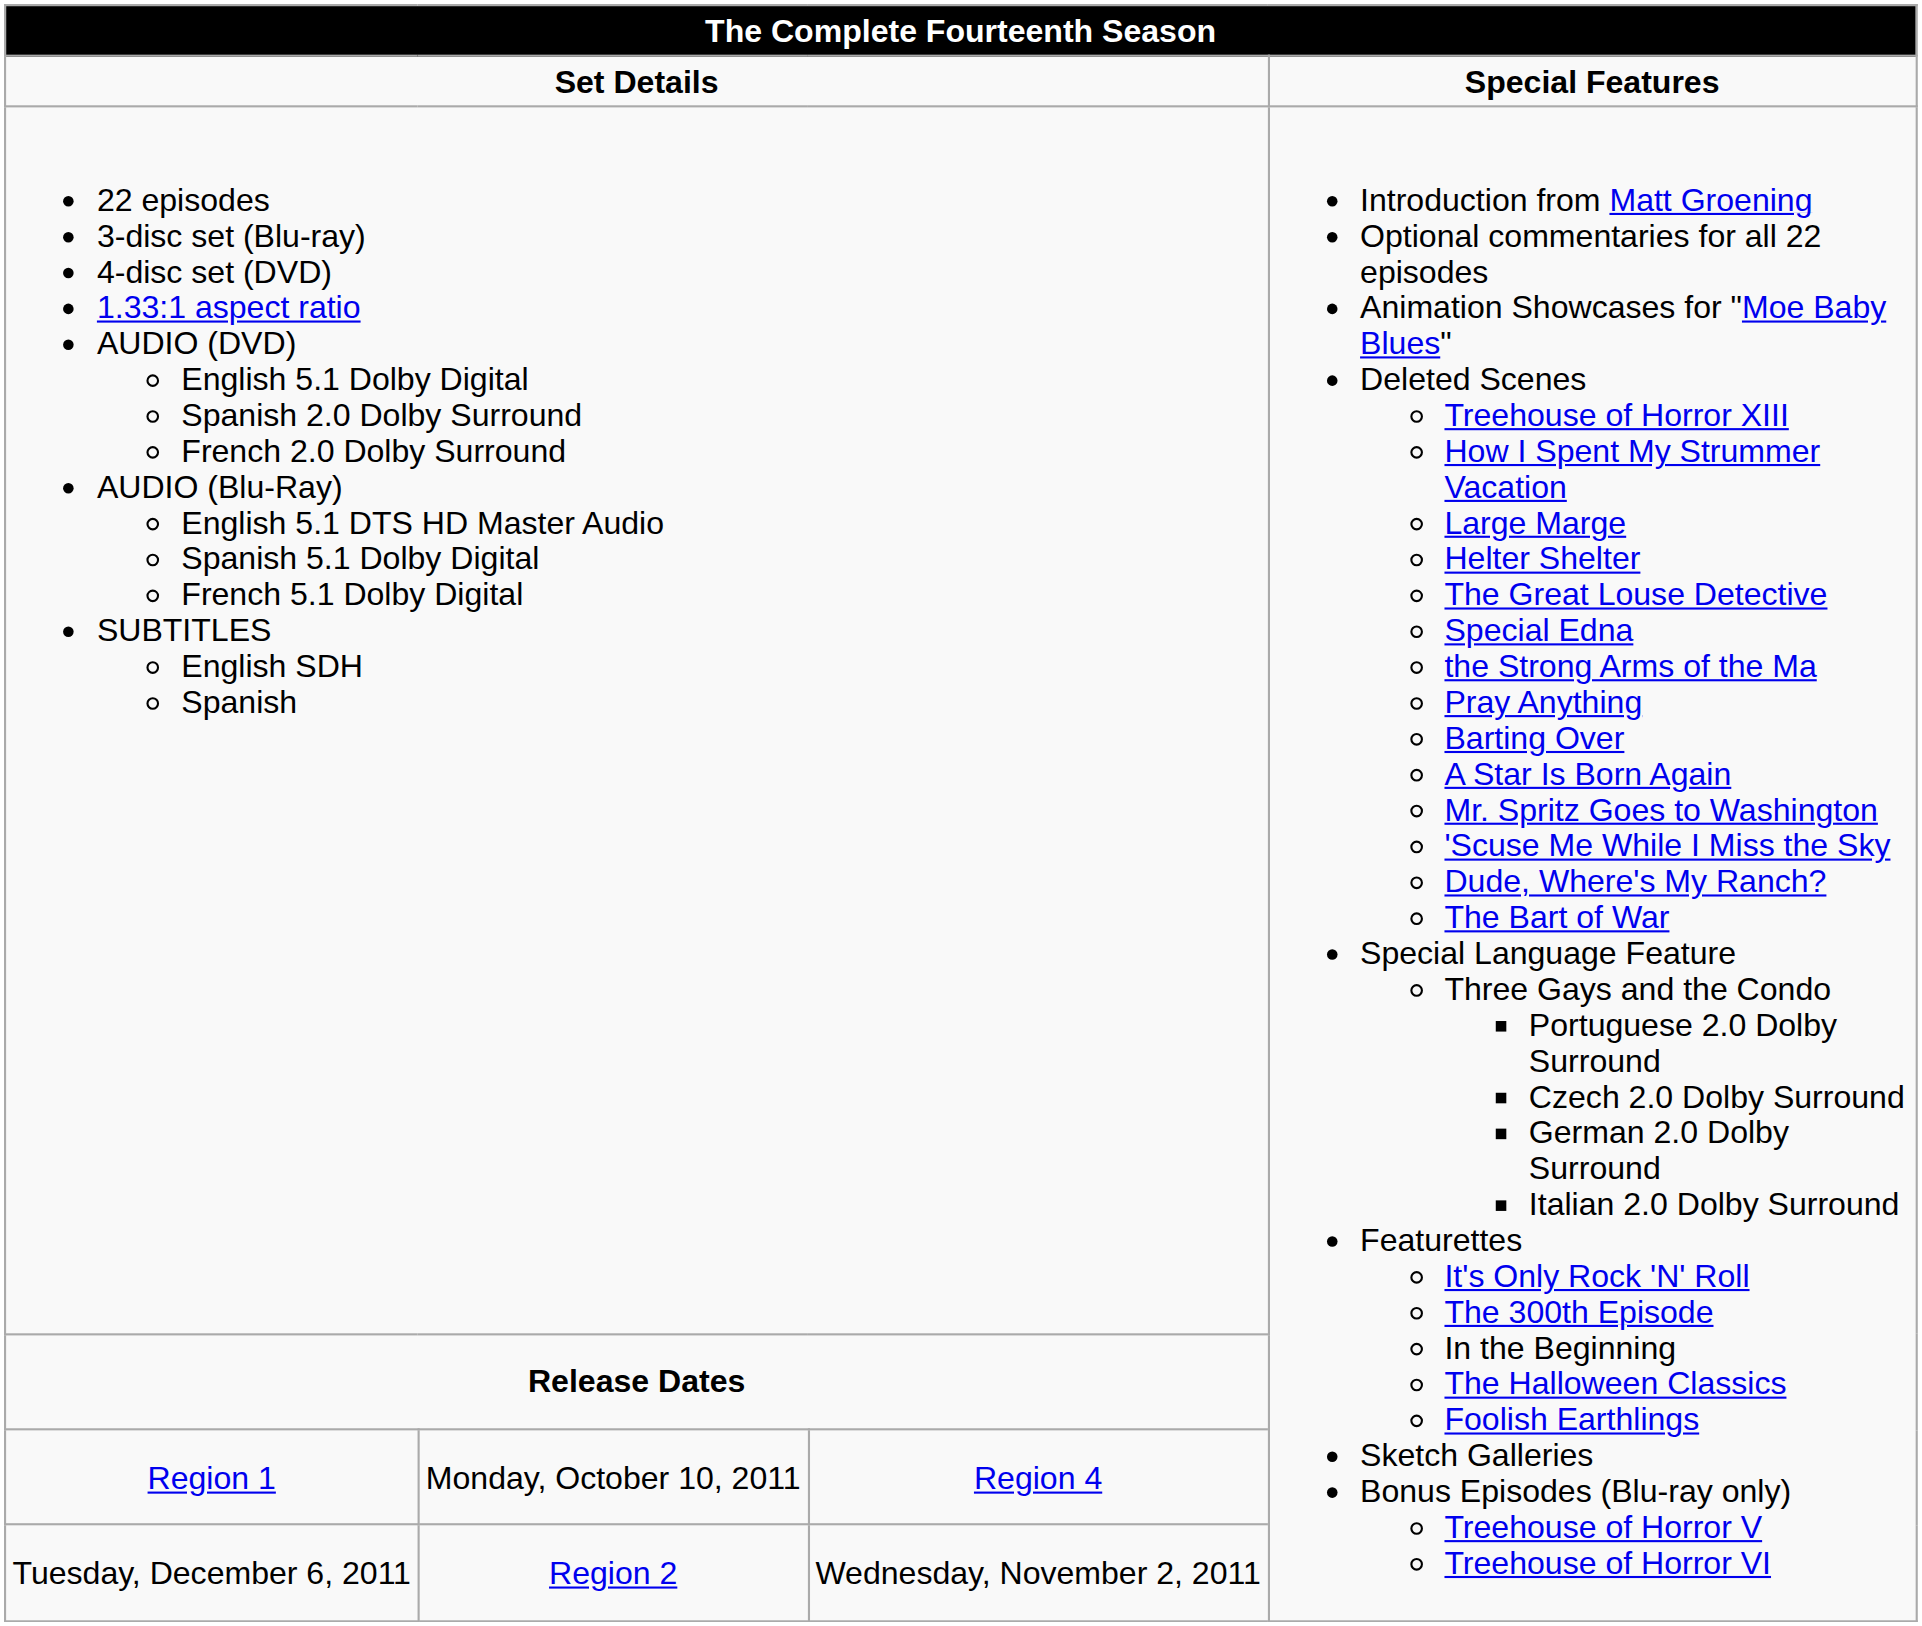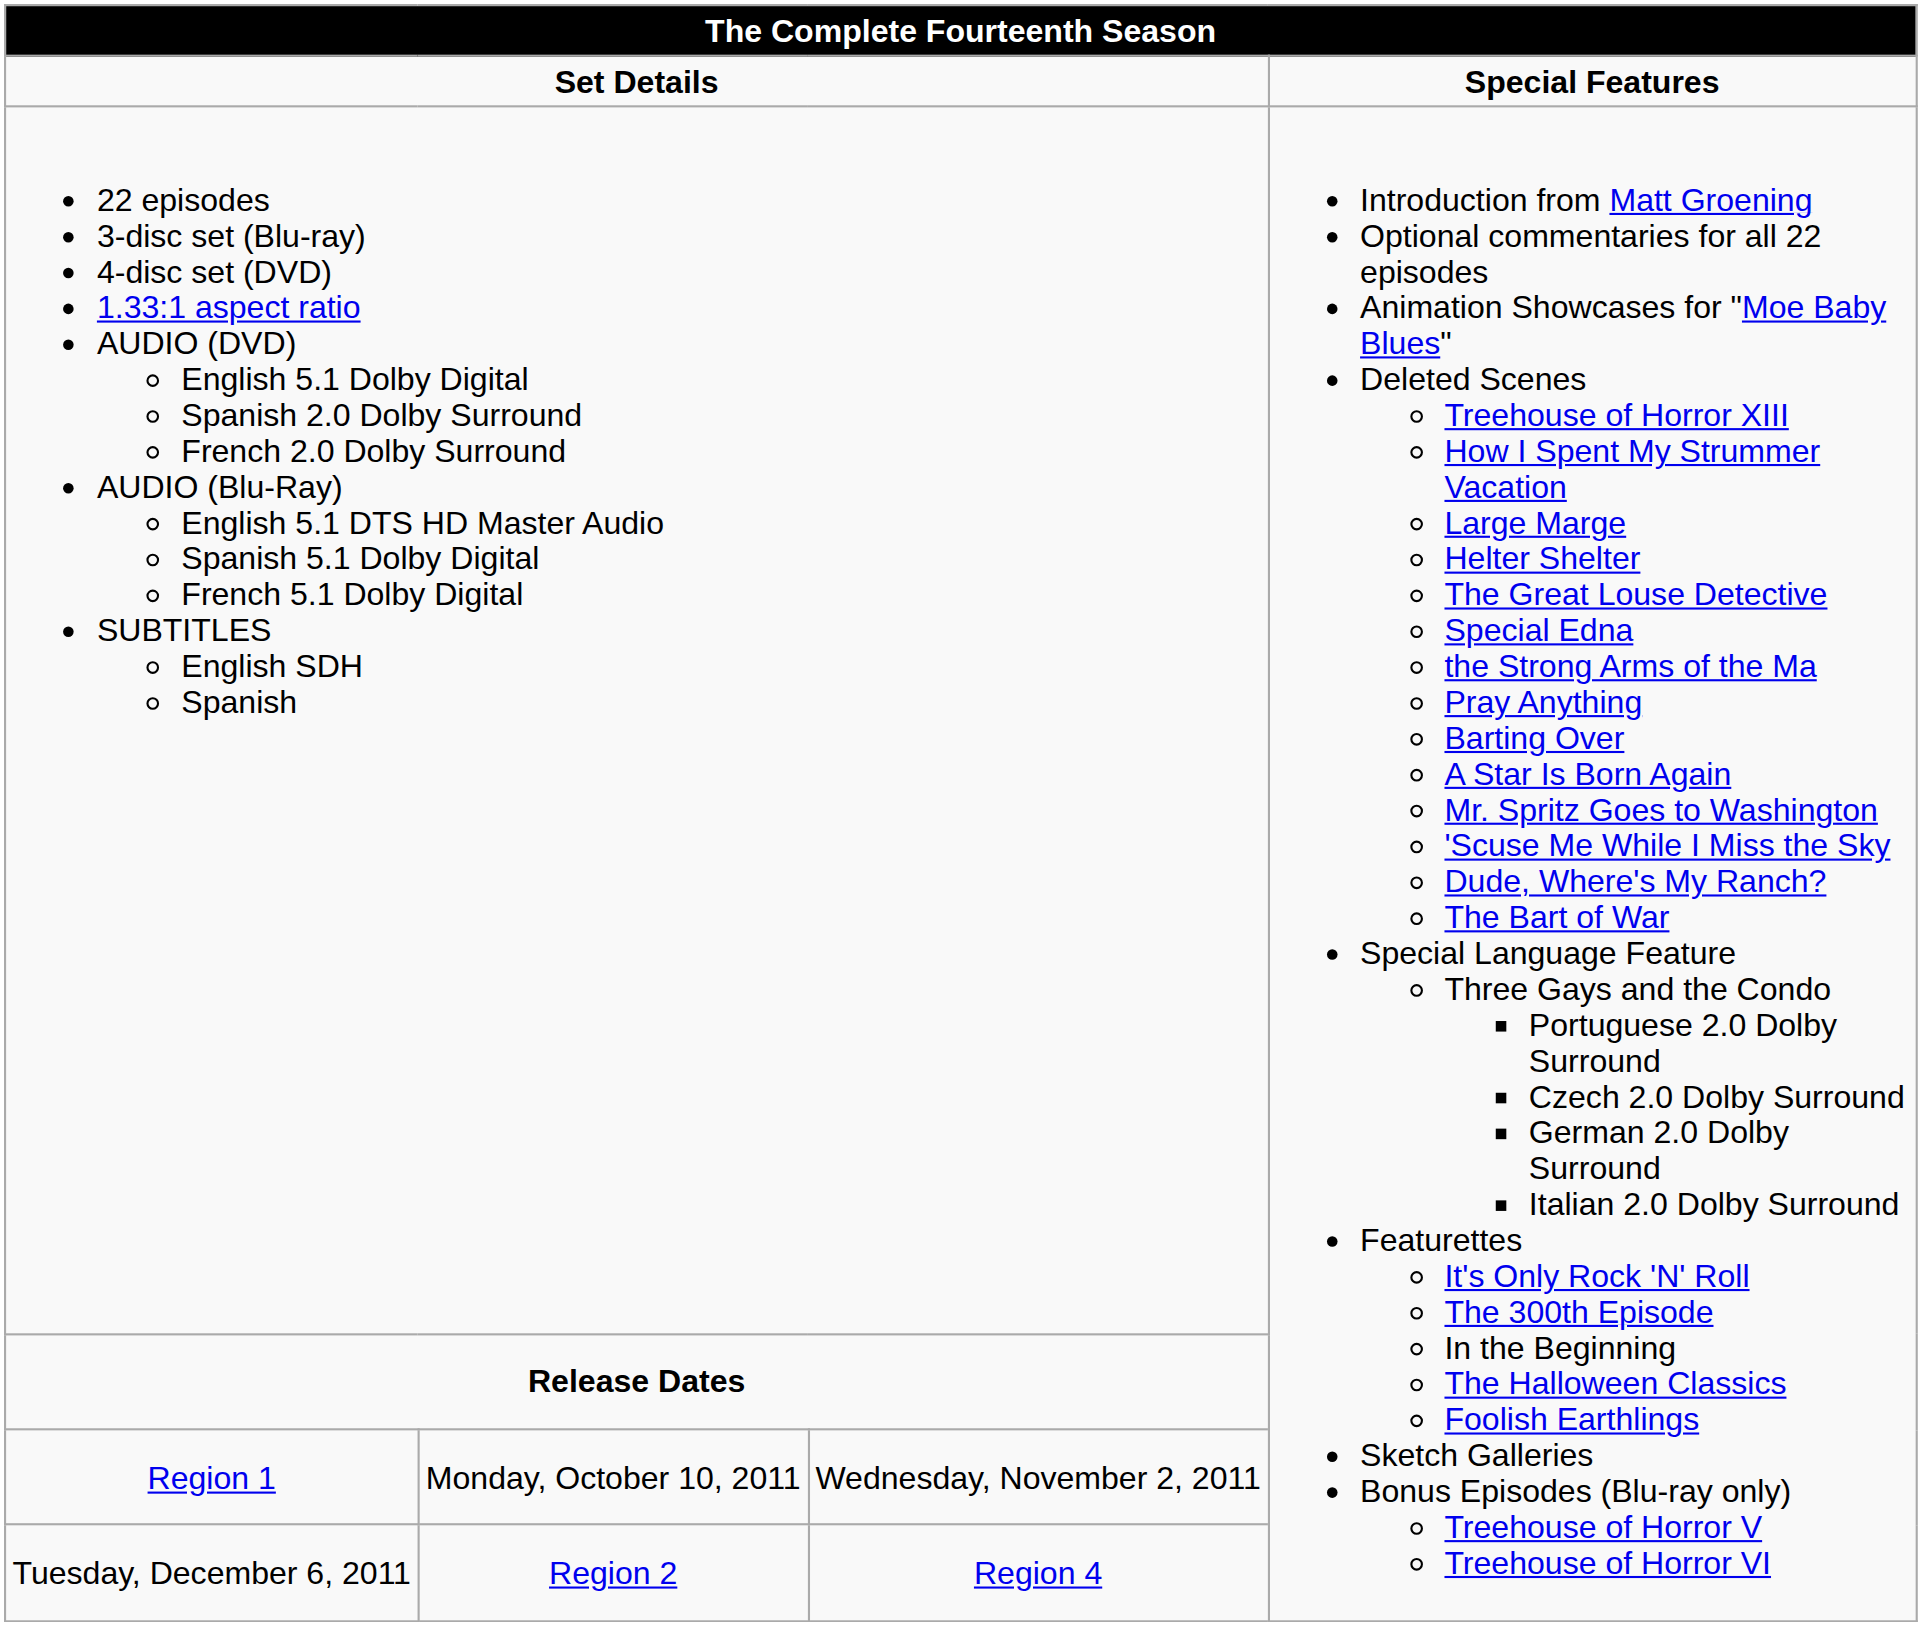(1038, 1477) Region 4 -> (1038, 1477) Wednesday, November 2, 2011
(1038, 1573) Wednesday, November 2, 2011 -> (1038, 1573) Region 4
